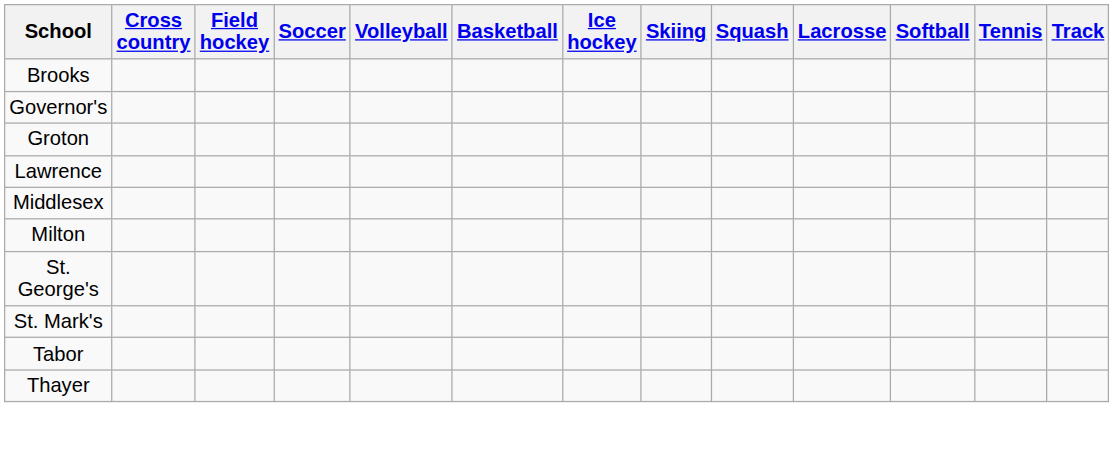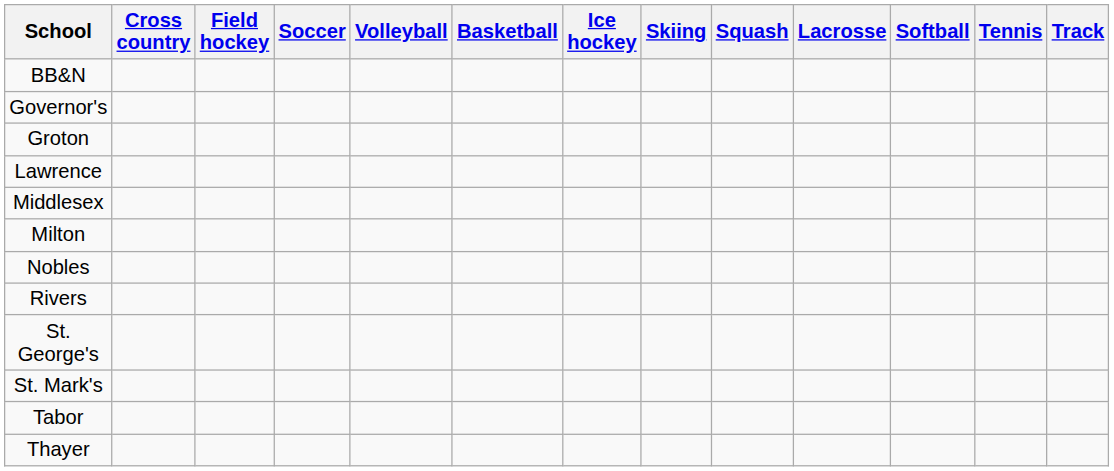- row: (58, 75)
+ row: (58, 75)
+ row: (58, 266)
+ row: (58, 298)
